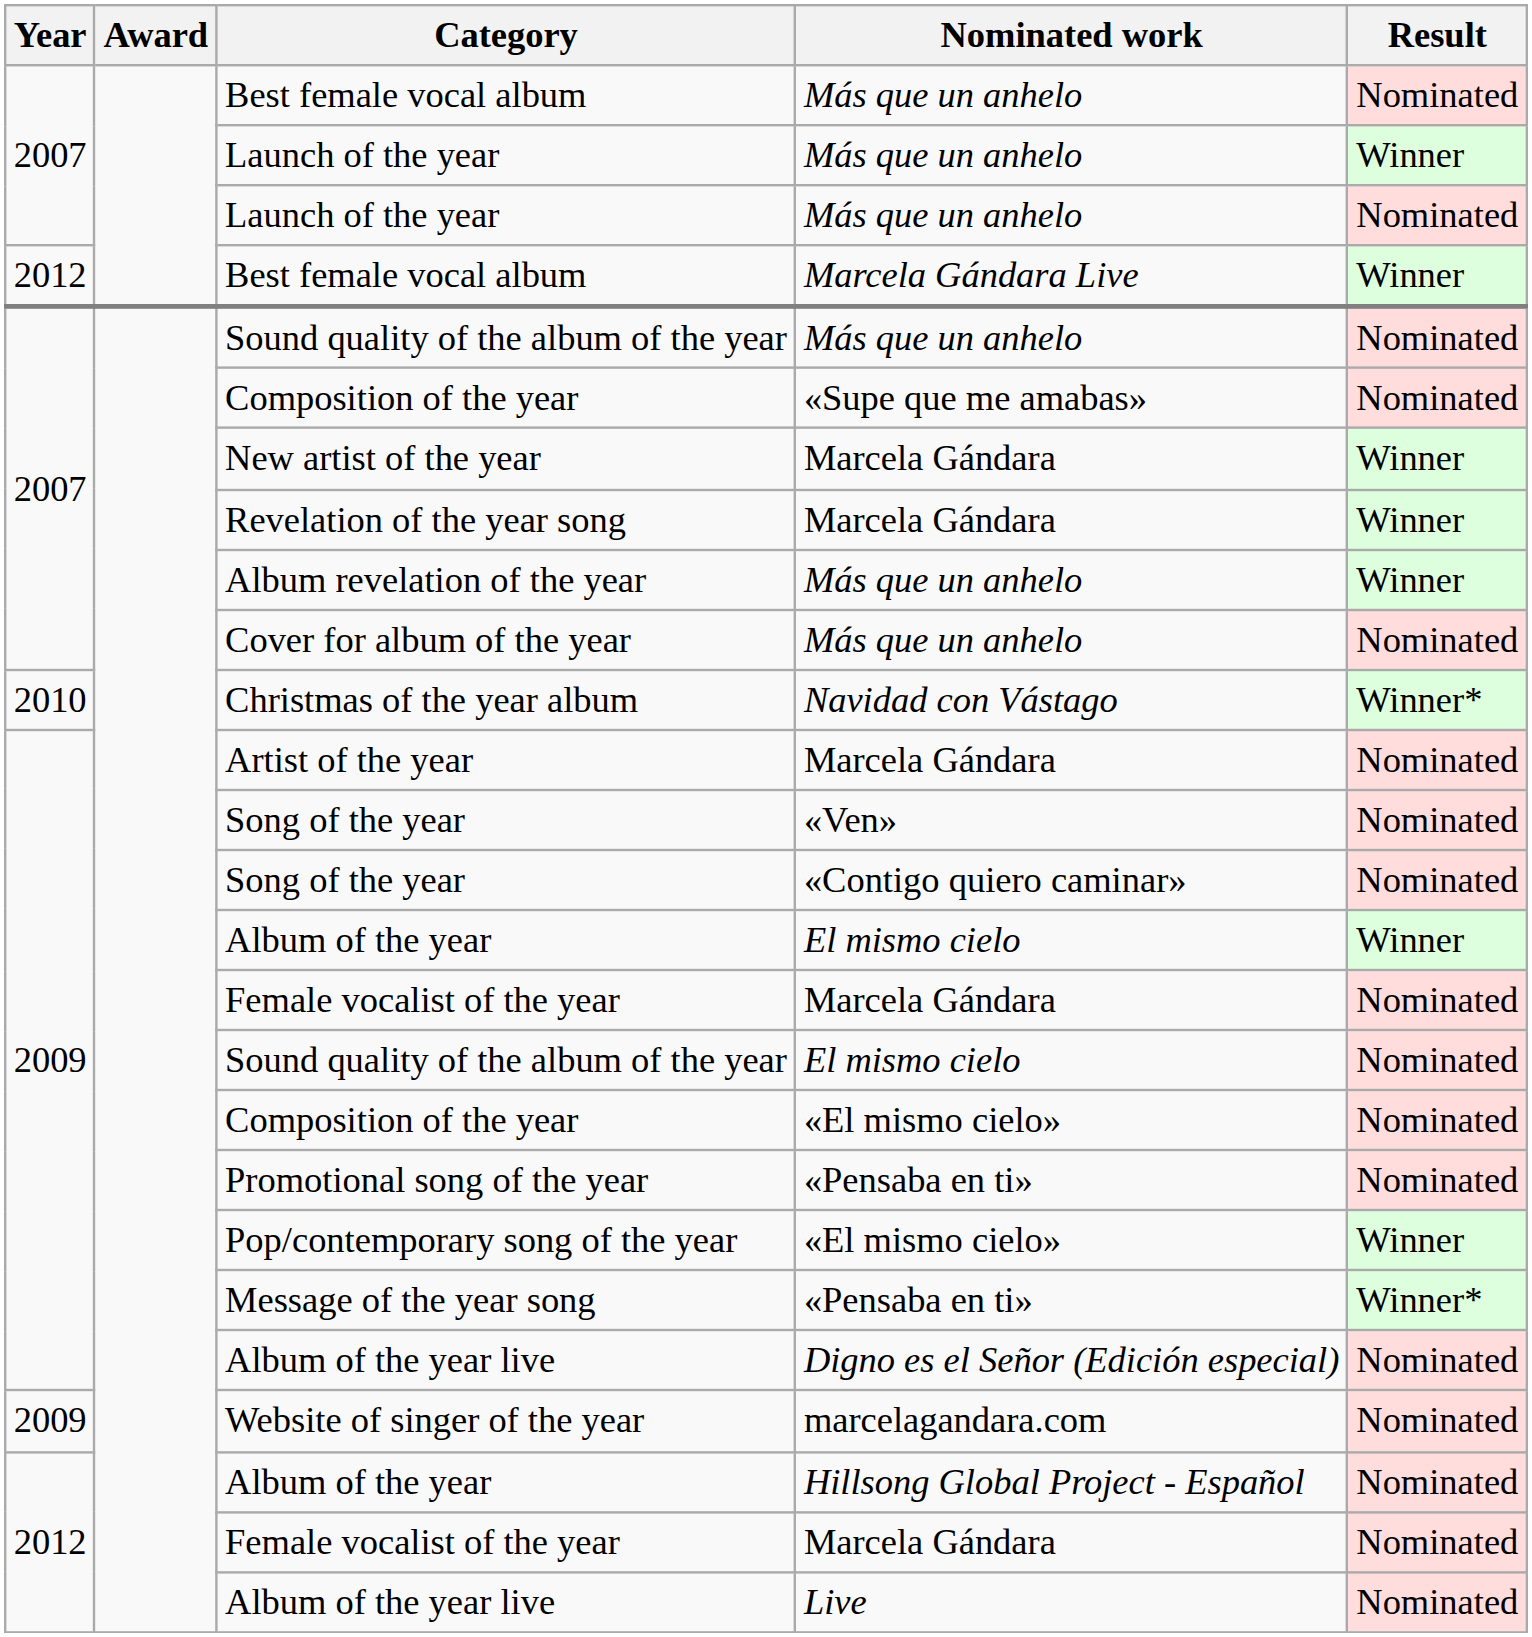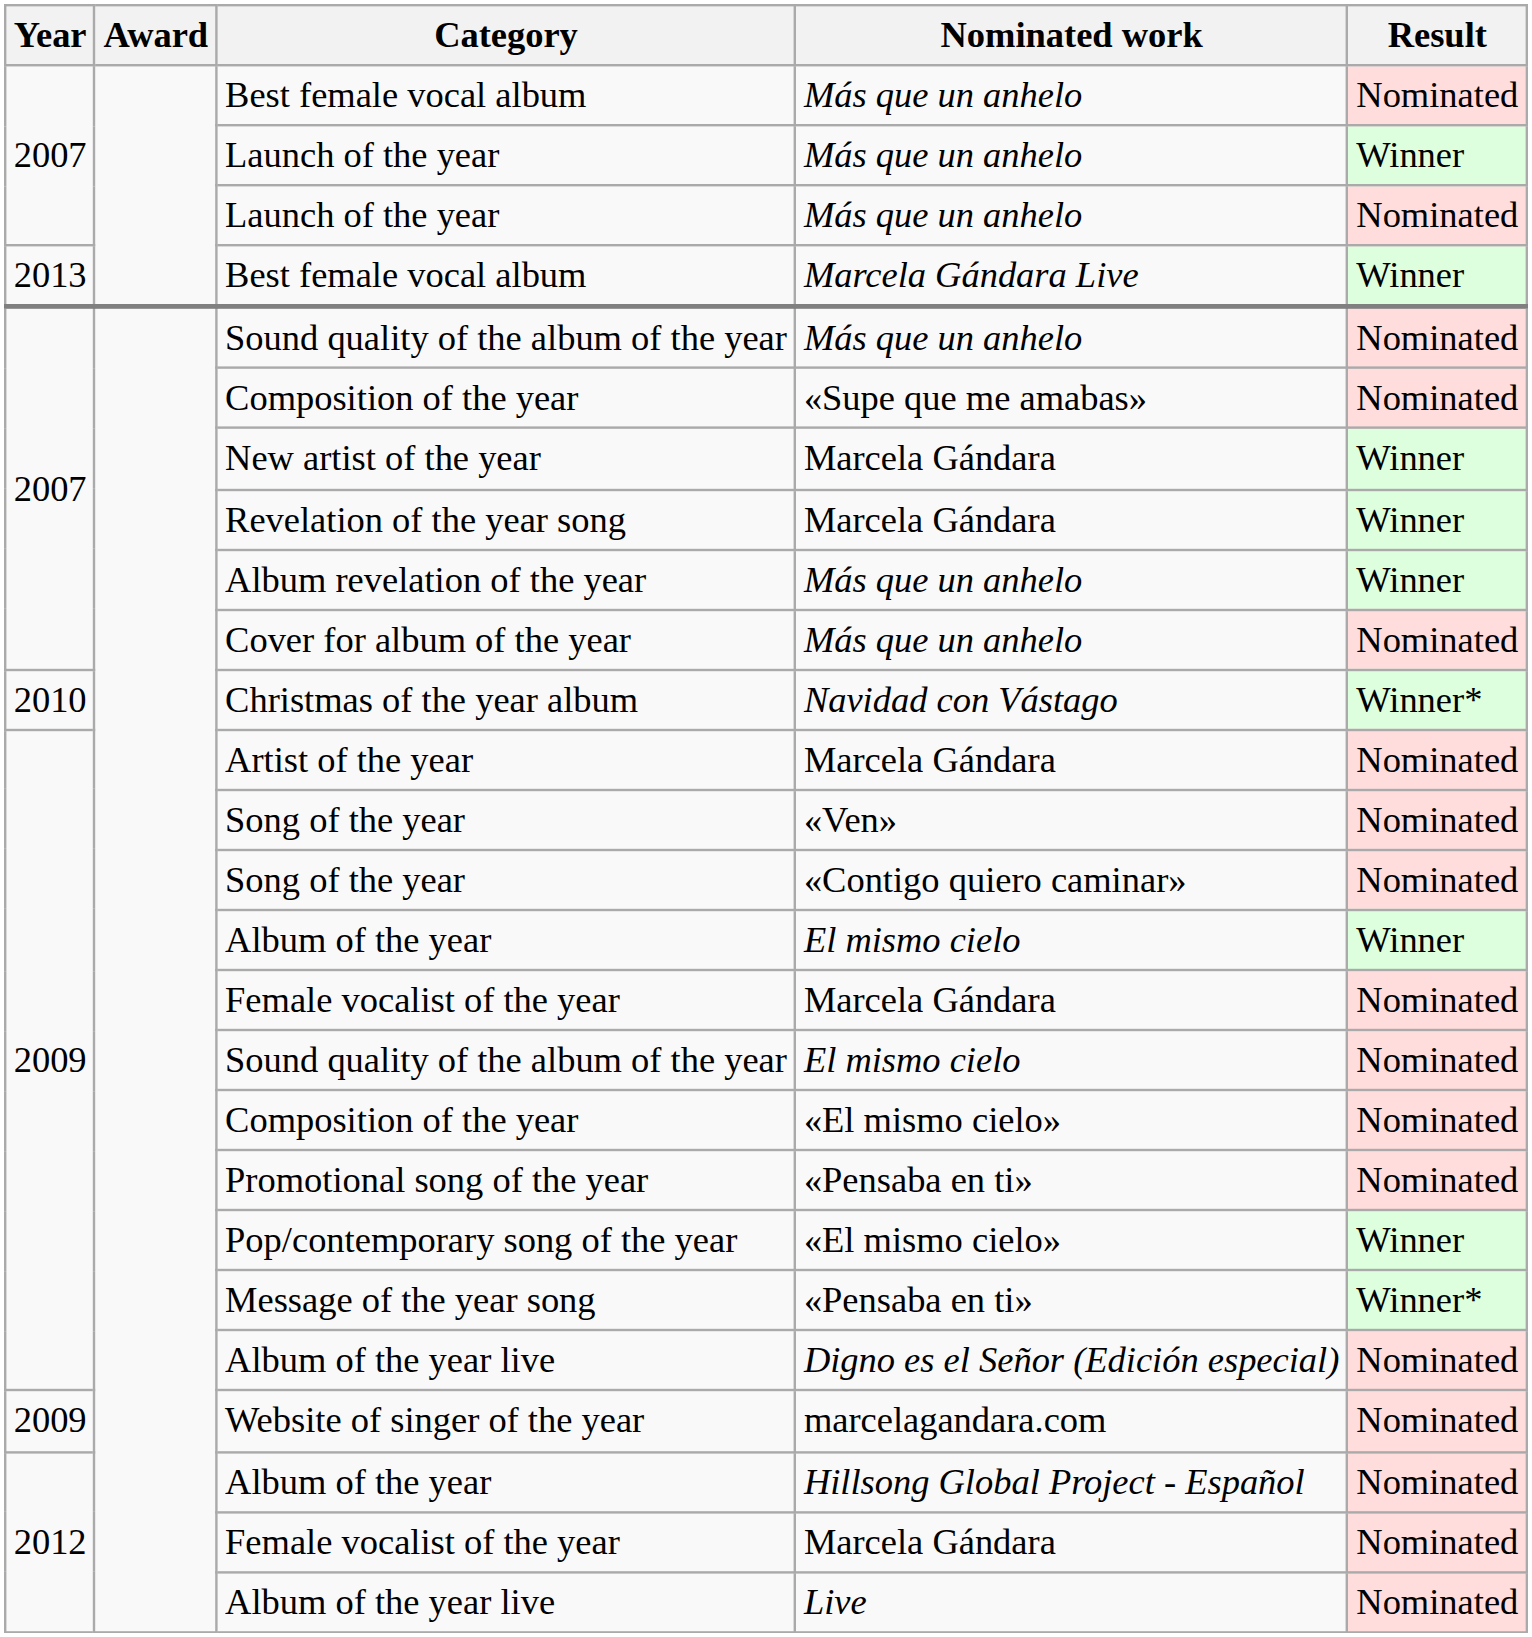(50, 275) 2012 -> (50, 275) 2013
